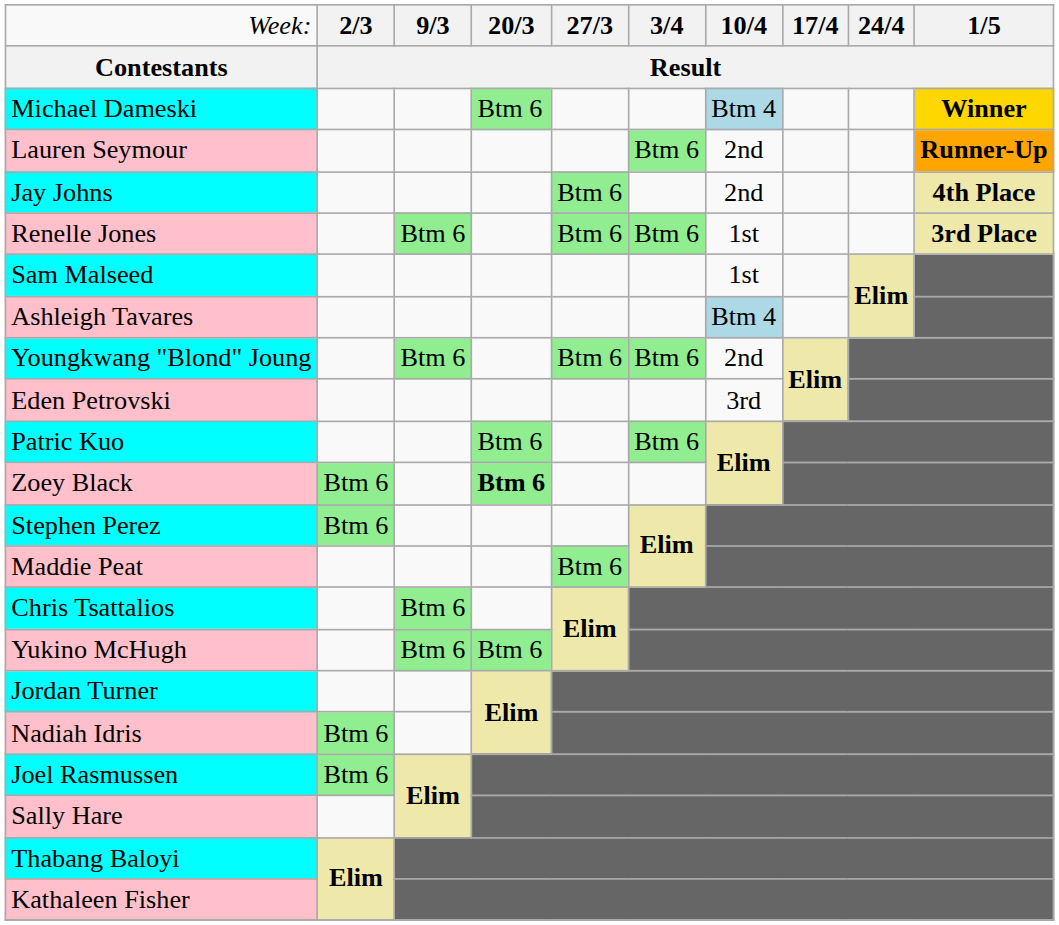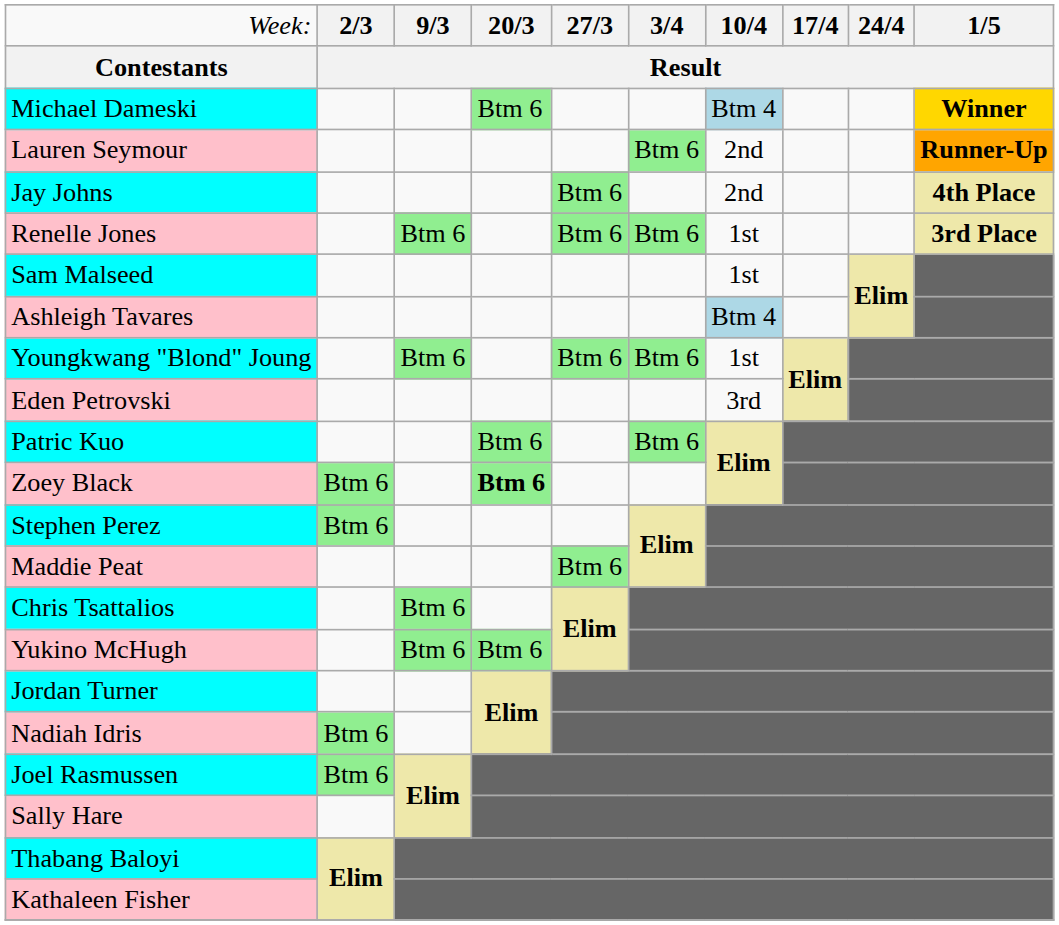(744, 358) 2nd -> (744, 358) 1st
